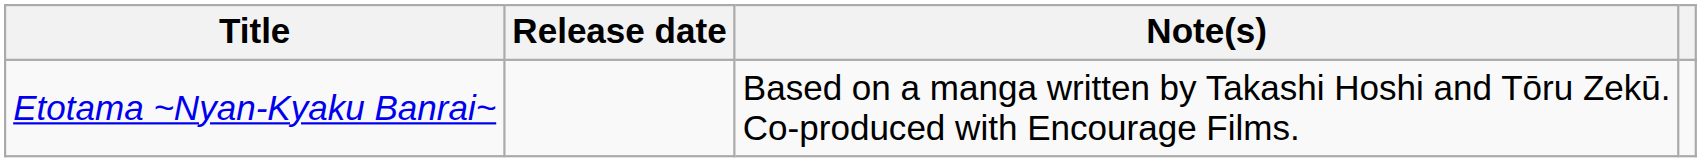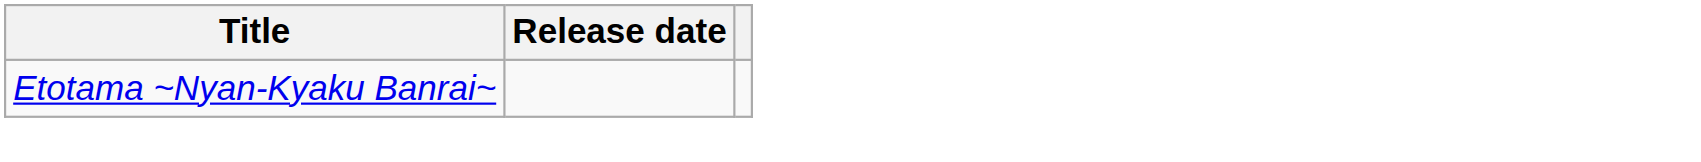- column: (1207, 32)
